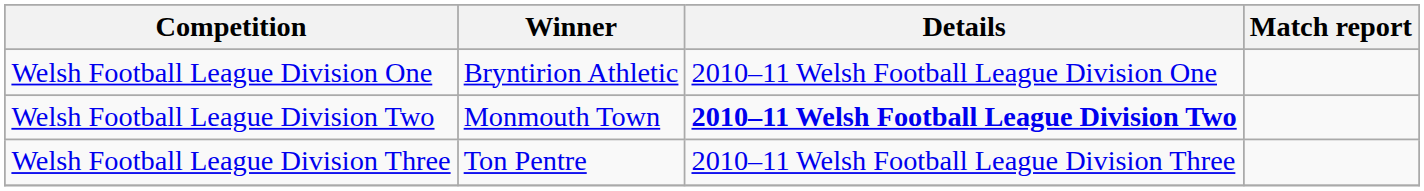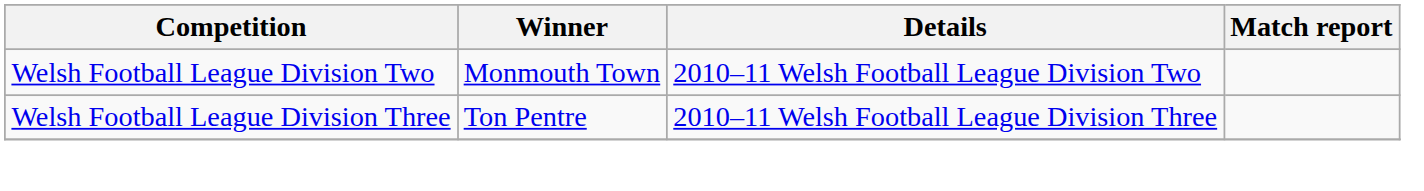- row: (222, 71)
(964, 116) bold -> (937, 71) normal
